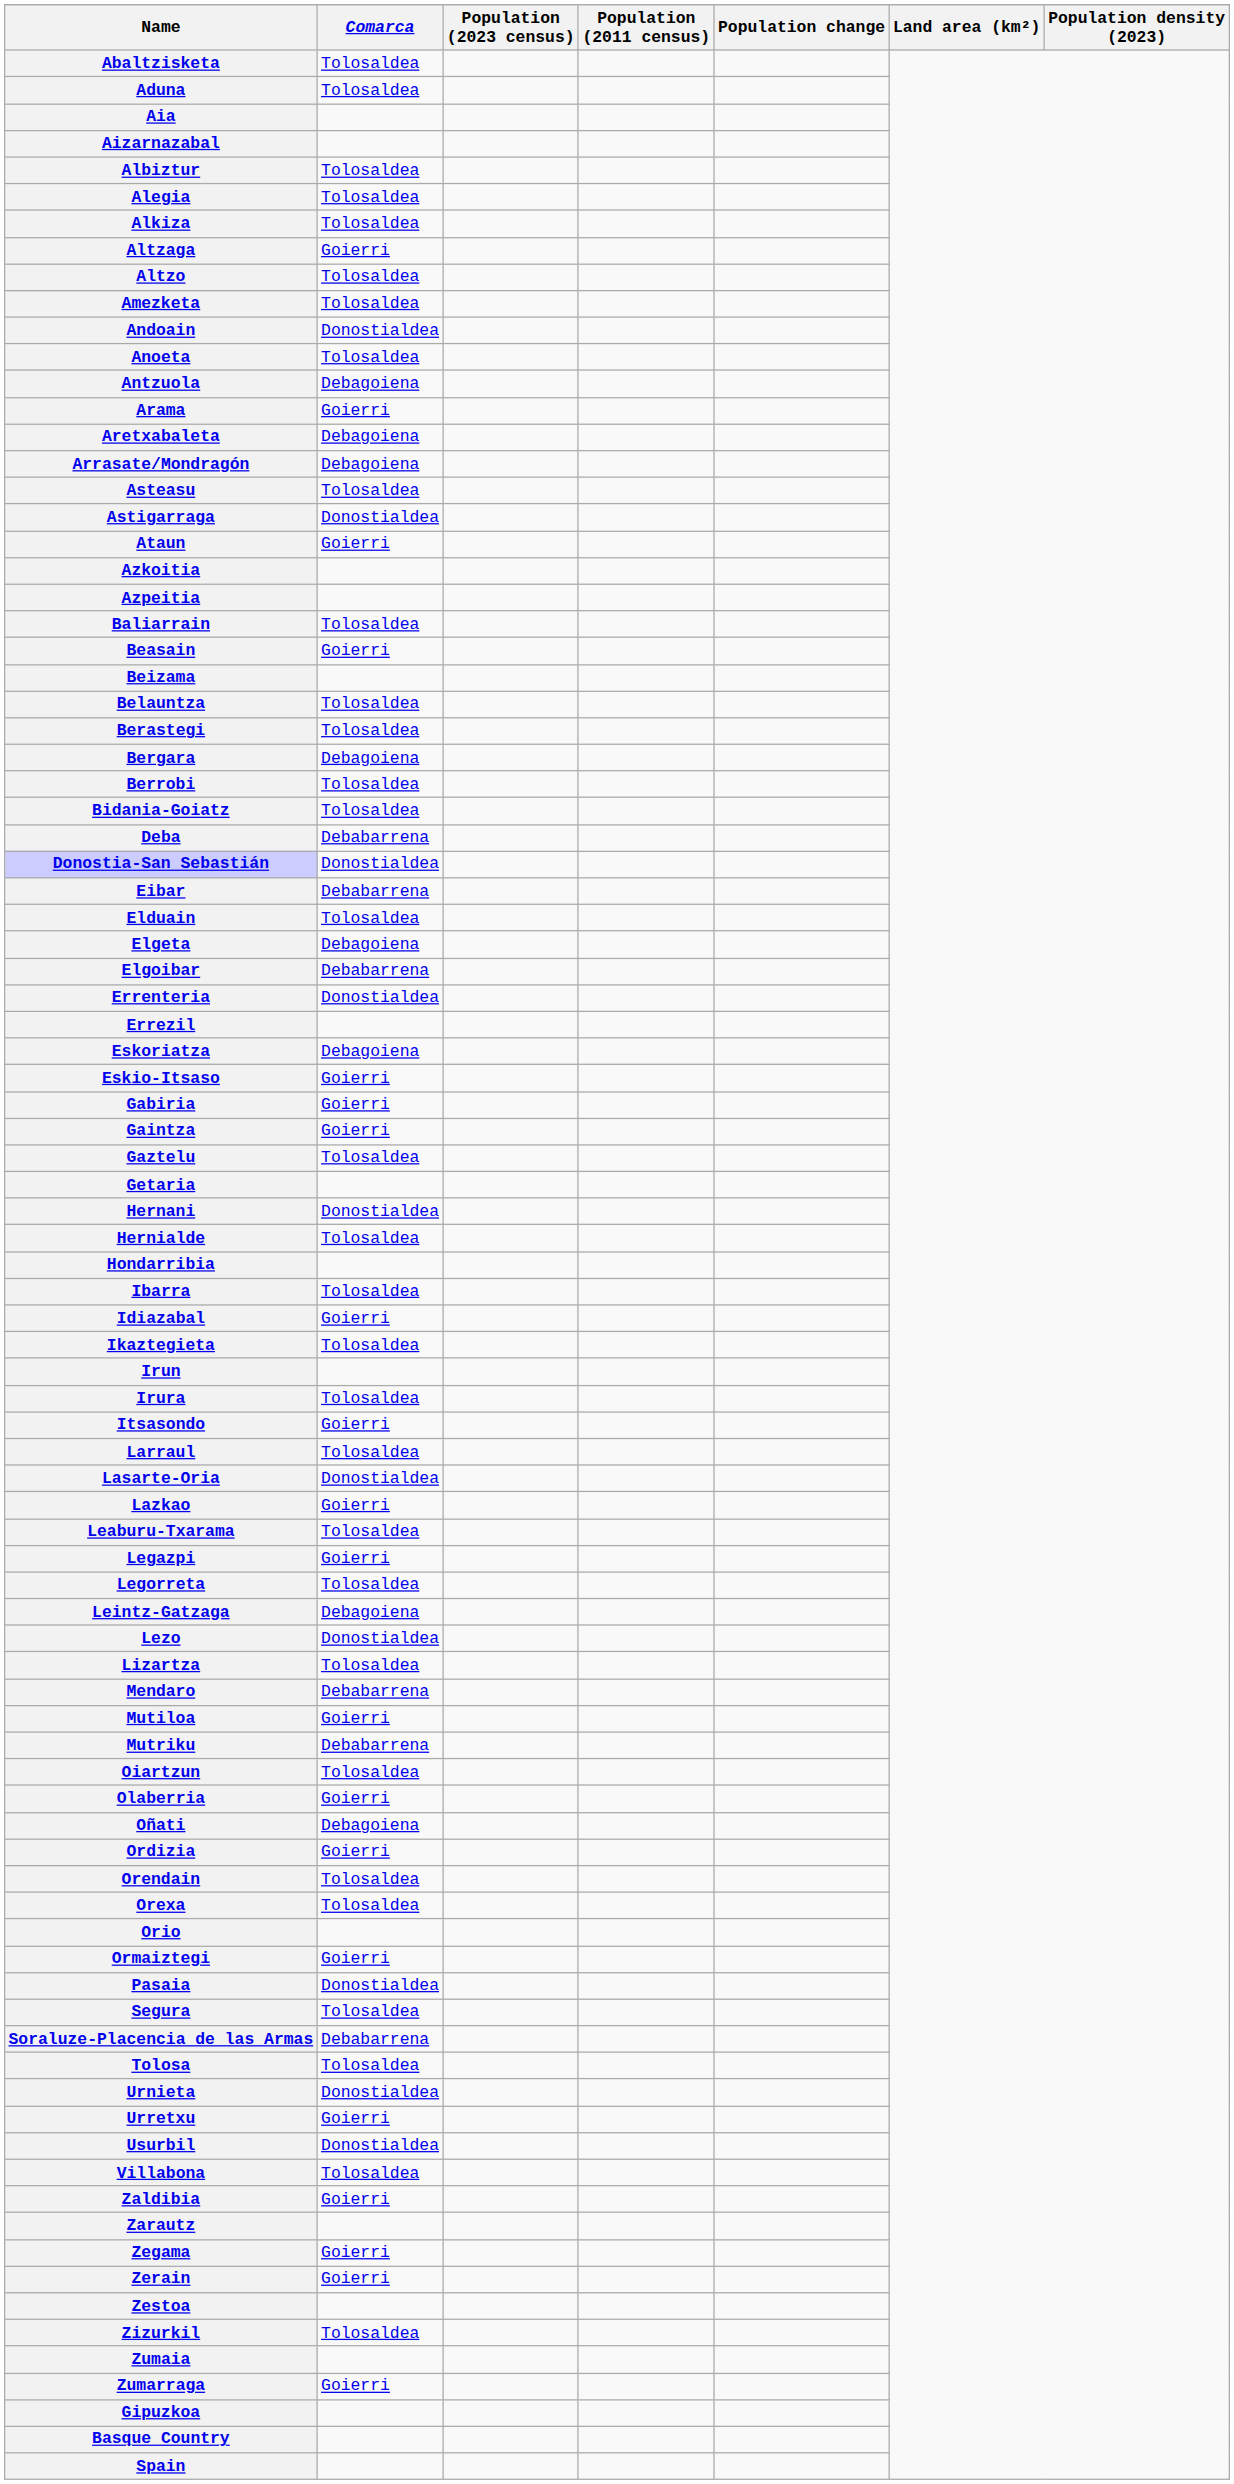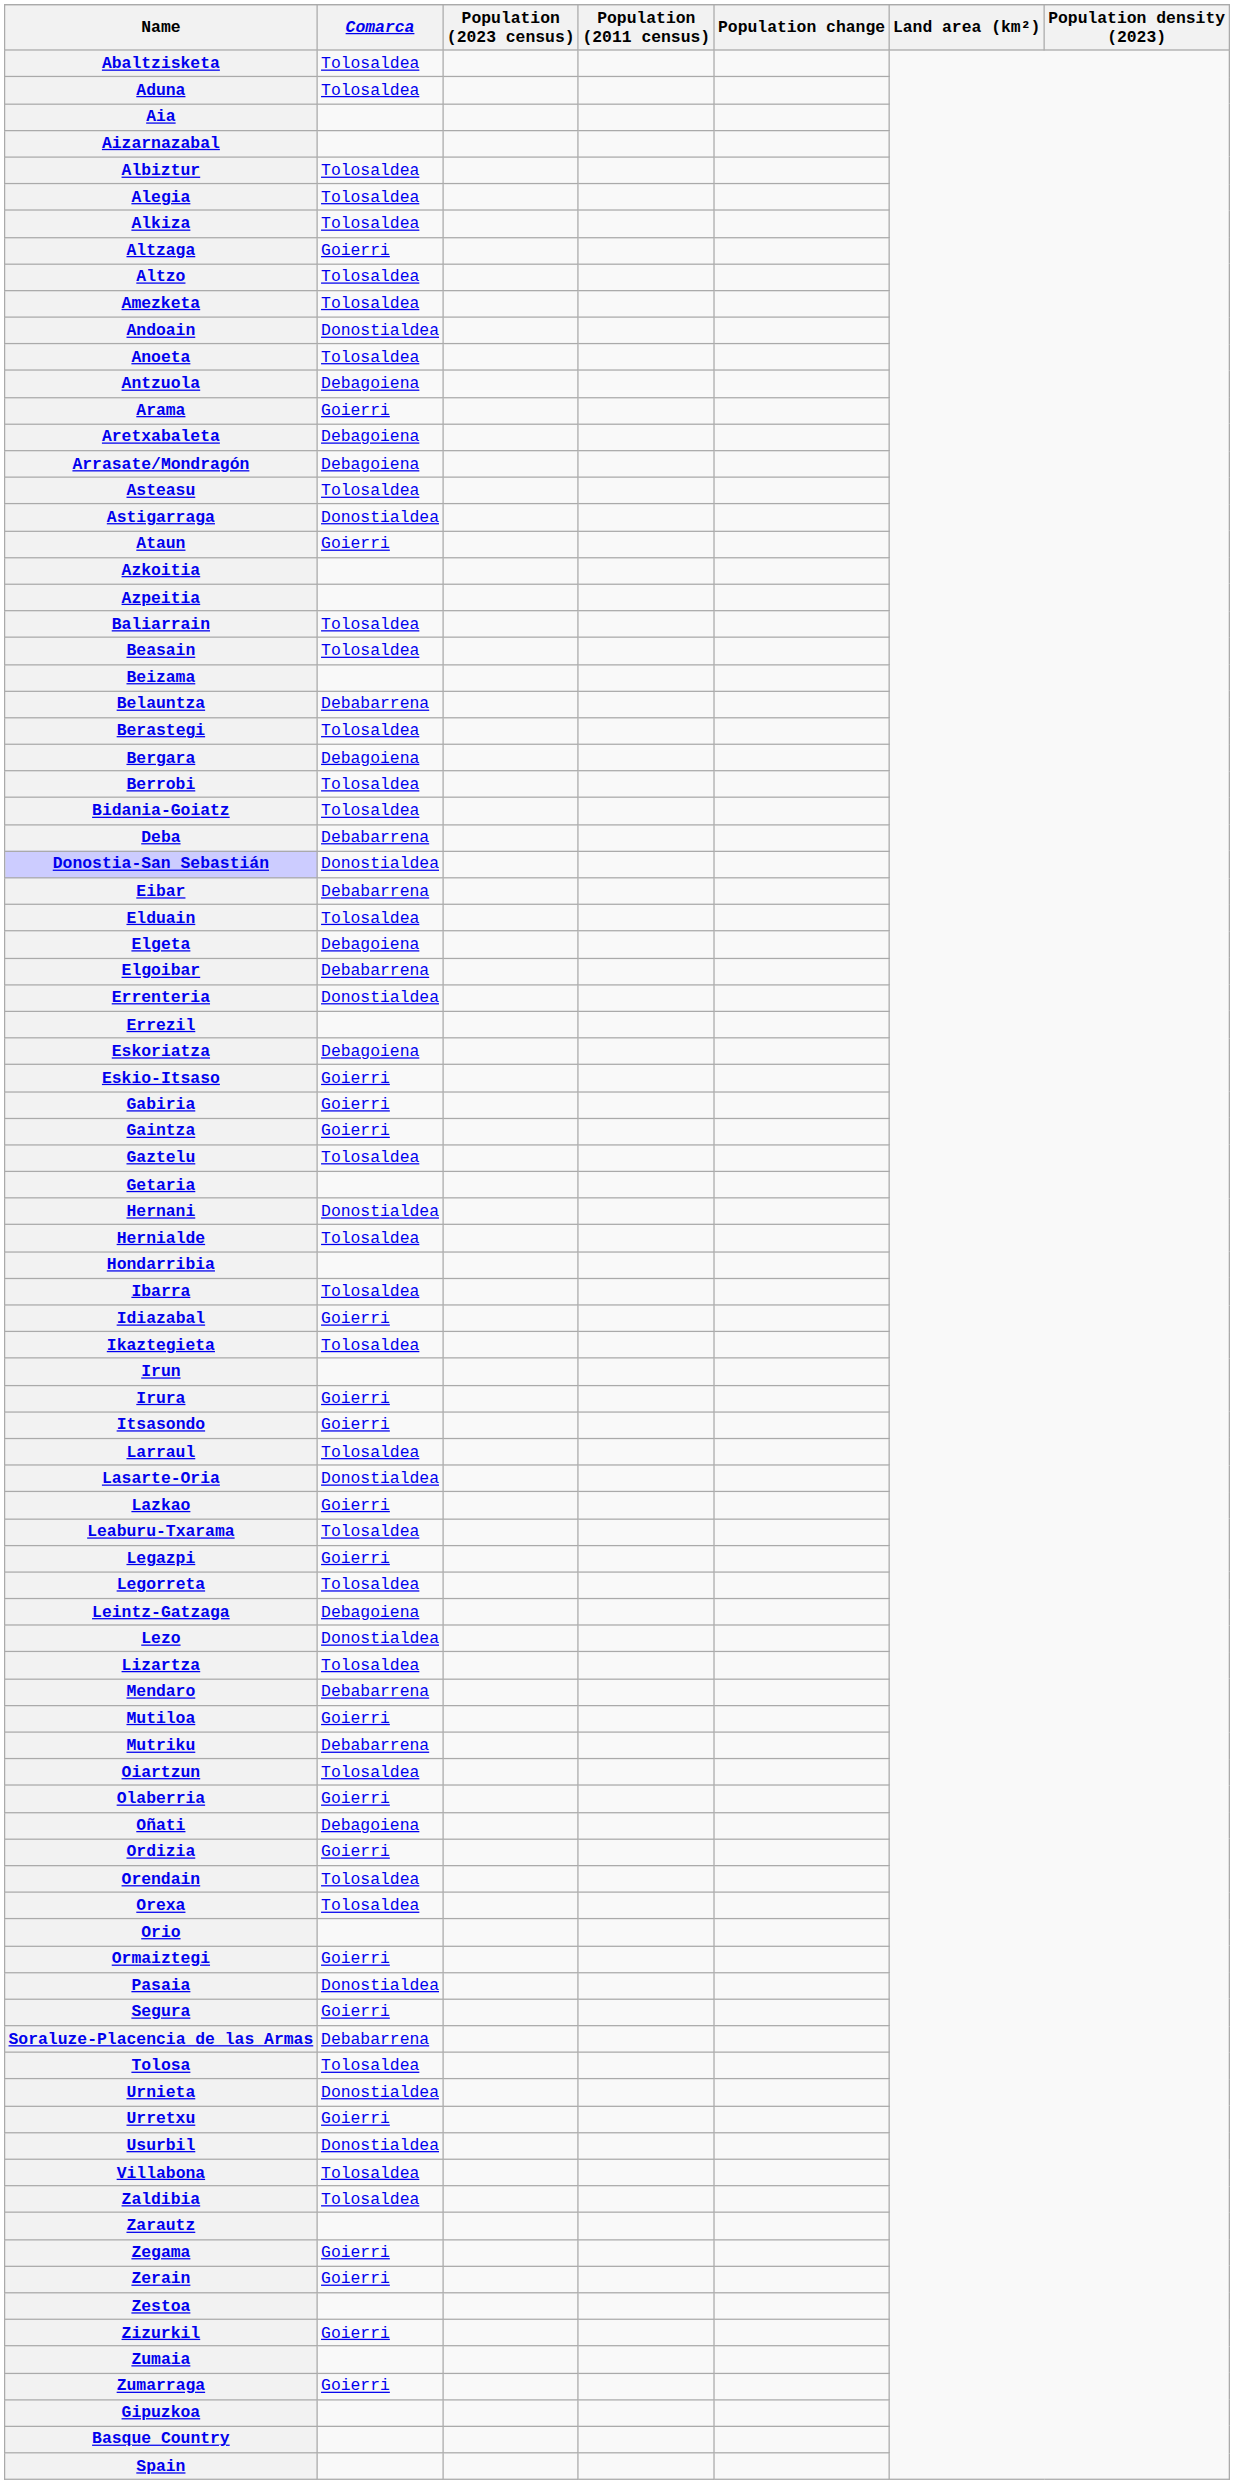(355, 651) Goierri -> (370, 651) Tolosaldea
(370, 704) Tolosaldea -> (375, 704) Debabarrena
(370, 1398) Tolosaldea -> (355, 1398) Goierri
(370, 2012) Tolosaldea -> (355, 2012) Goierri
(355, 2199) Goierri -> (370, 2199) Tolosaldea
(370, 2333) Tolosaldea -> (355, 2333) Goierri
